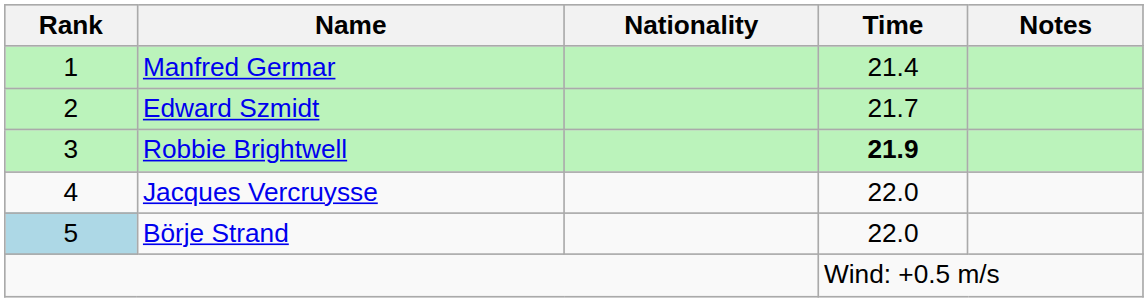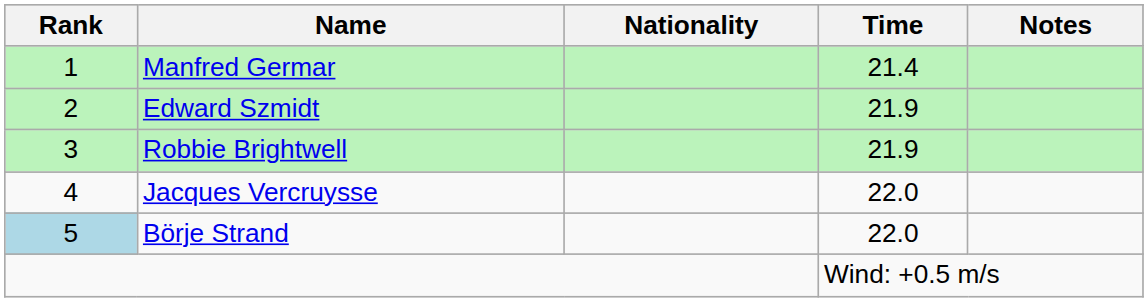(893, 108) 21.7 -> (893, 108) 21.9
(893, 150) bold -> (893, 150) normal
